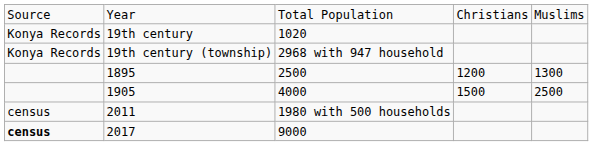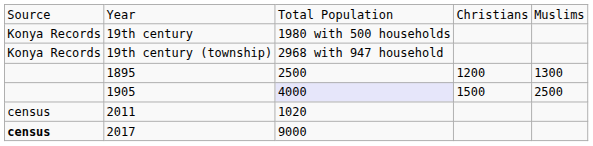(292, 34) 1020 -> (364, 34) 1980 with 500 households
(292, 92) no background -> (292, 92) lavender background
(364, 112) 1980 with 500 households -> (292, 112) 1020
